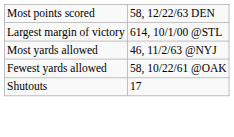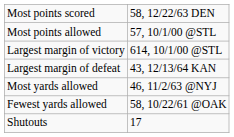+ row: (54, 31)
+ row: (64, 68)
